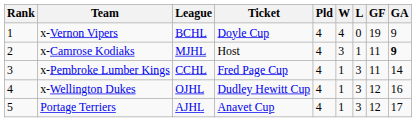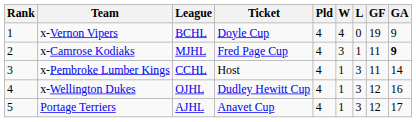(229, 51) Host -> (253, 51) Fred Page Cup
(253, 70) Fred Page Cup -> (229, 70) Host
